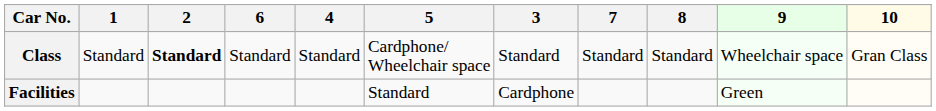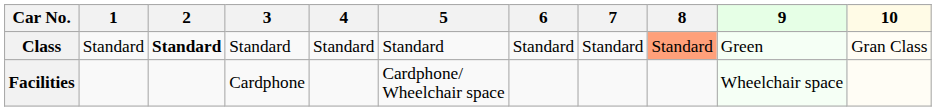columns swapped: (536, 18) <-> (260, 18)
(429, 55) Cardphone/ Wheelchair space -> (413, 45) Standard
(682, 55) no background -> (682, 45) lightsalmon background
(782, 55) Wheelchair space -> (742, 45) Green
(399, 92) Standard -> (444, 82) Cardphone/ Wheelchair space
(742, 92) Green -> (782, 82) Wheelchair space
